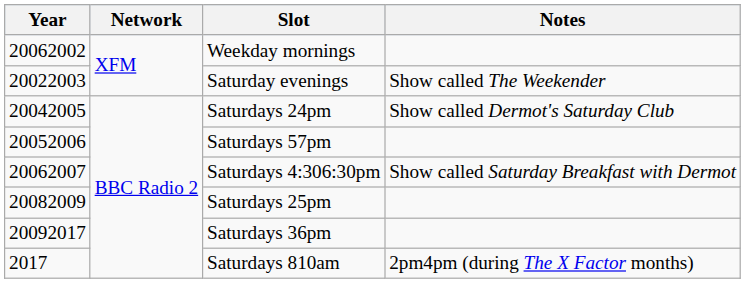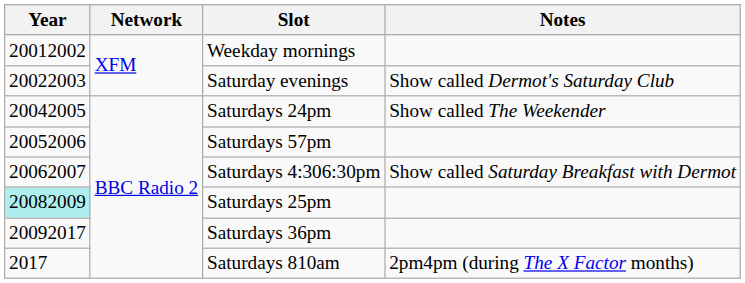(47, 50) 20062002 -> (47, 50) 20012002
(497, 80) Show called The Weekender -> (532, 80) Show called Dermot's Saturday Club
(532, 111) Show called Dermot's Saturday Club -> (497, 111) Show called The Weekender
(47, 202) no background -> (47, 202) paleturquoise background
